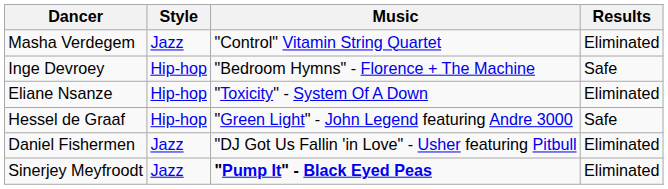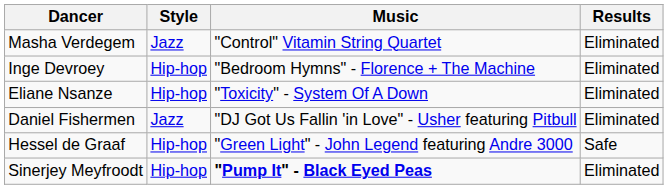(601, 68) Safe -> (622, 68) Eliminated
rows swapped: (72, 145) <-> (67, 119)
(167, 171) Jazz -> (179, 171) Hip-hop
